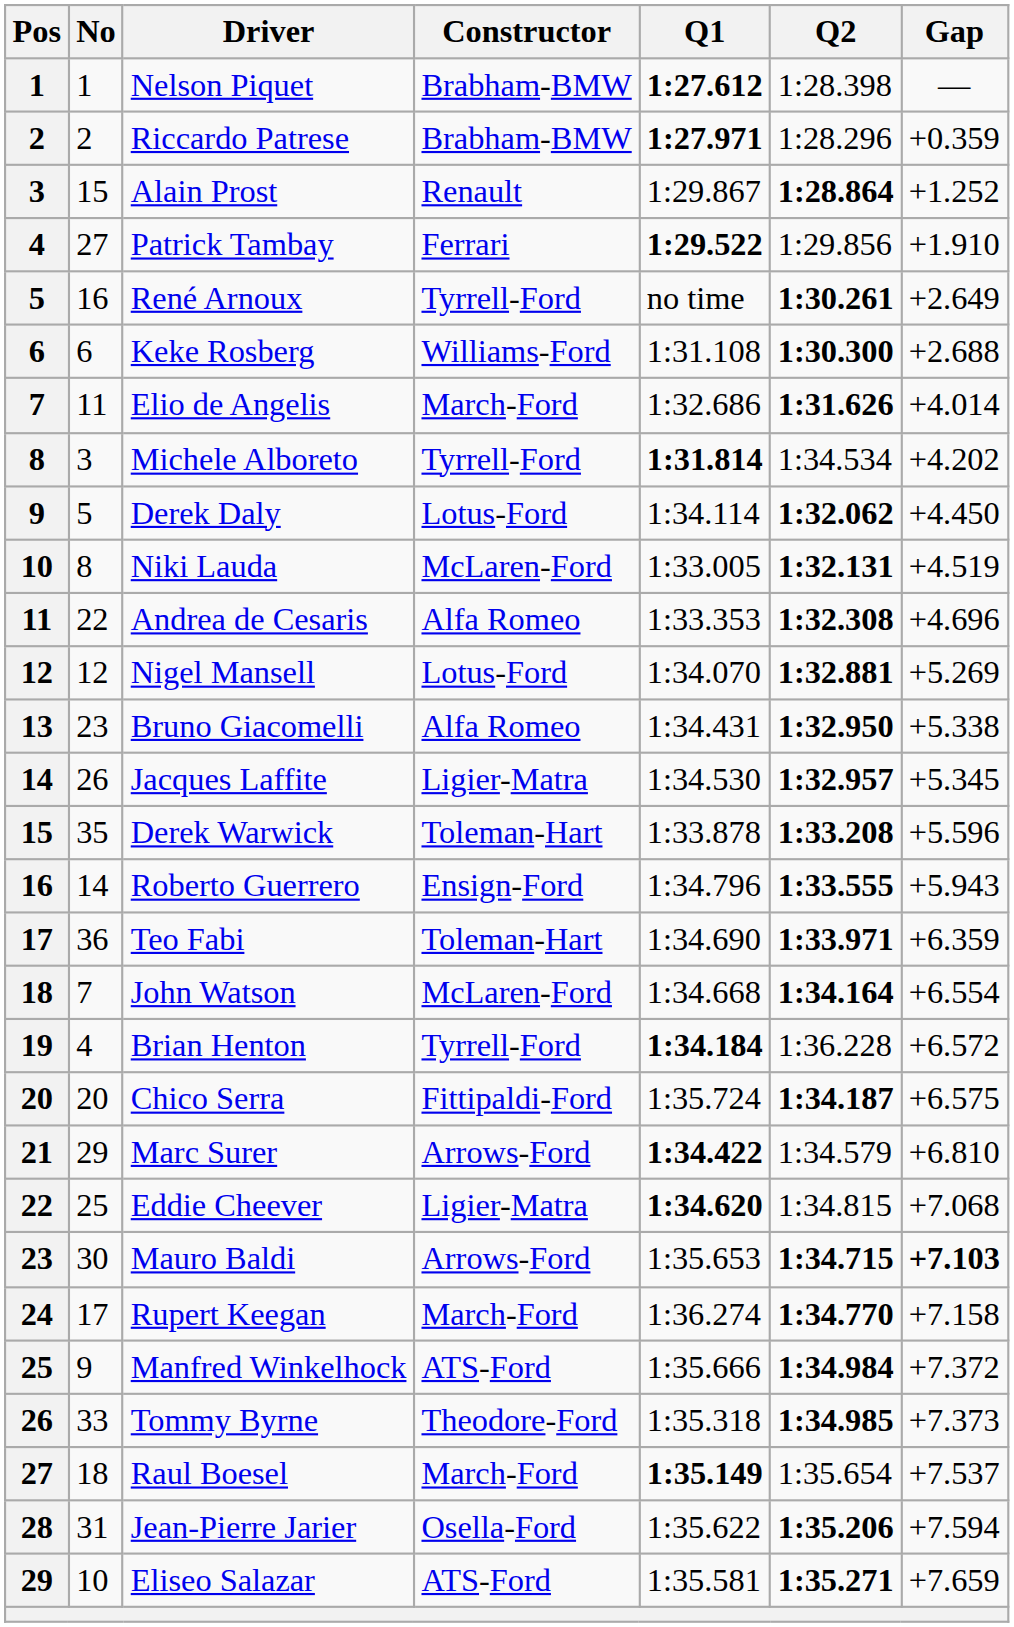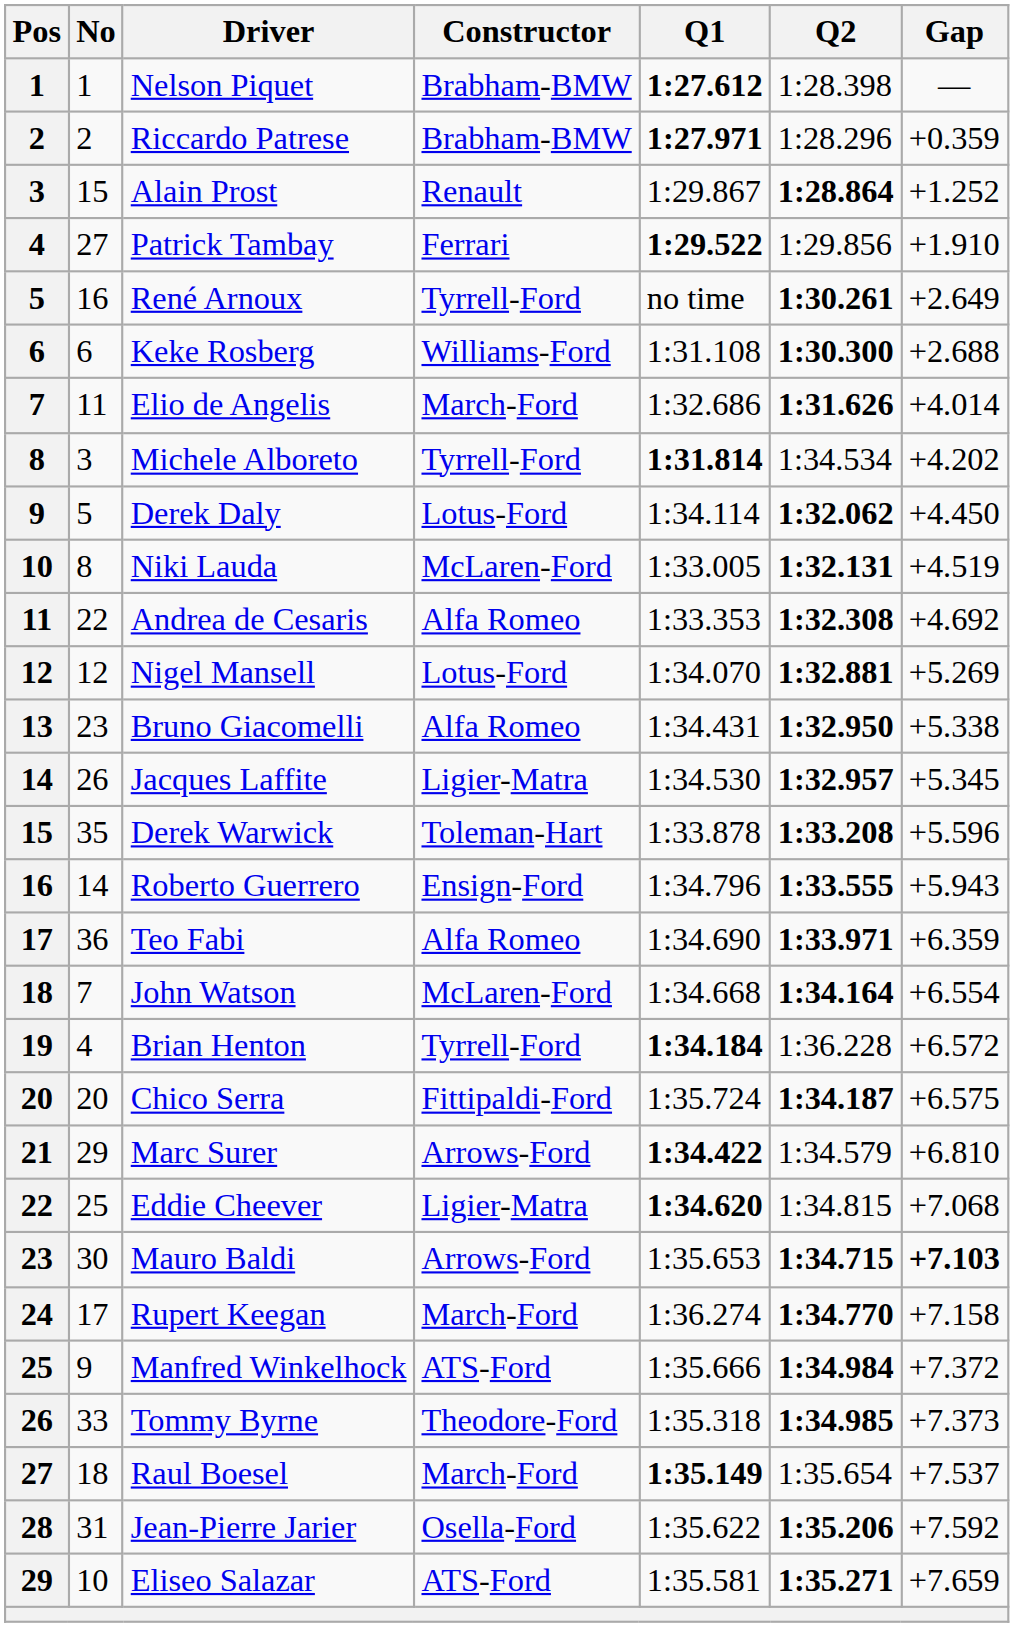(954, 618) +4.696 -> (954, 618) +4.692
(512, 938) Toleman-Hart -> (501, 938) Alfa Romeo
(954, 1526) +7.594 -> (954, 1526) +7.592
